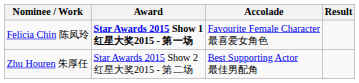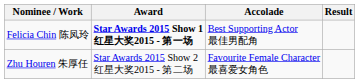(264, 34) Favourite Female Character 最喜爱女角色 -> (253, 34) Best Supporting Actor 最佳男配角
(253, 63) Best Supporting Actor 最佳男配角 -> (264, 63) Favourite Female Character 最喜爱女角色
